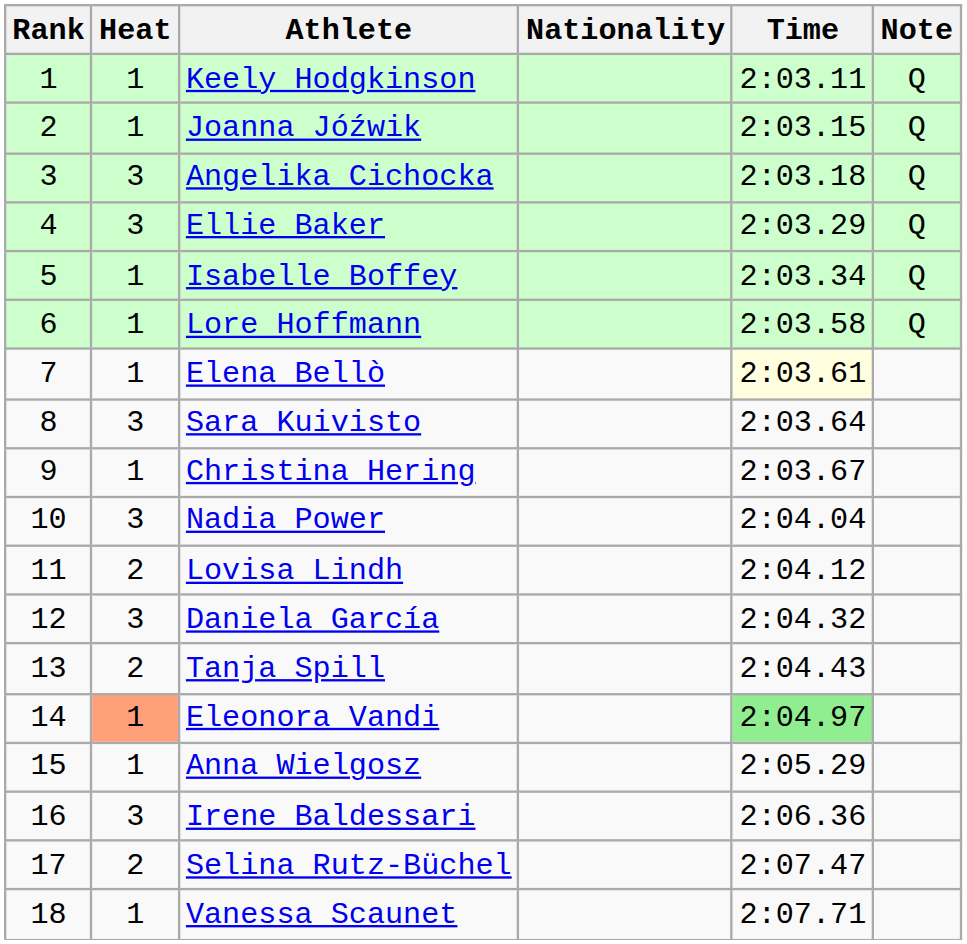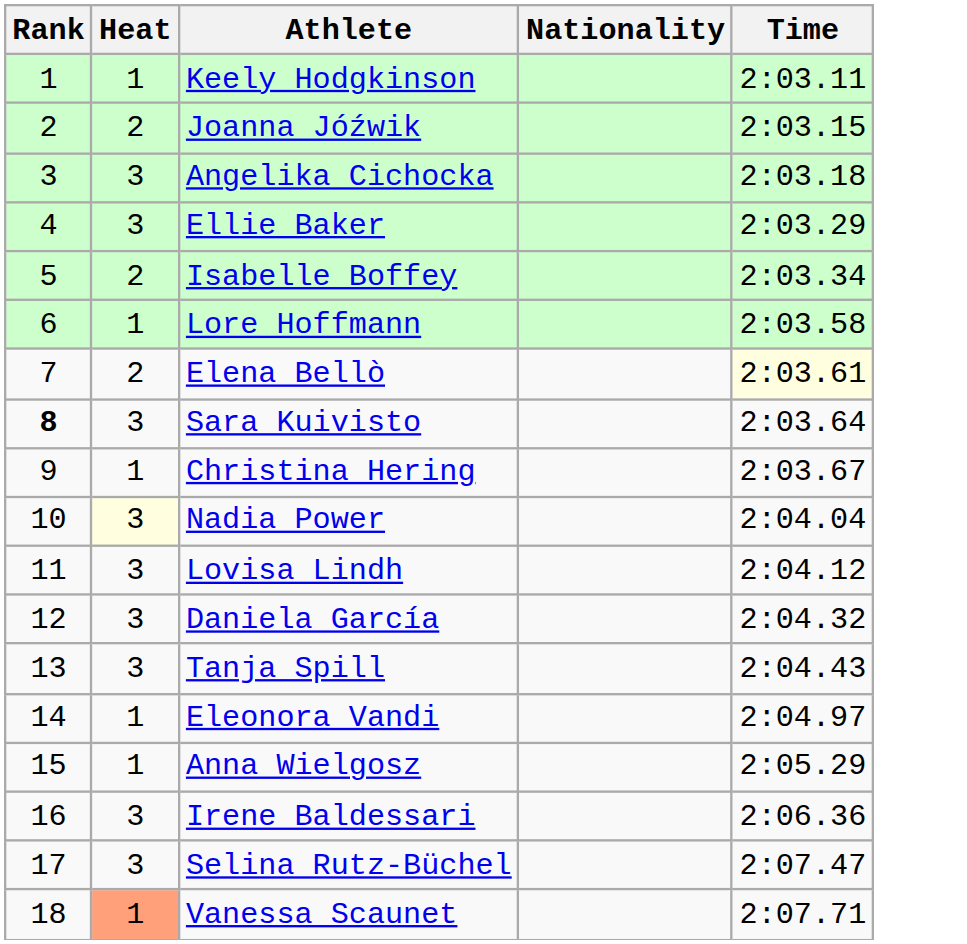- column: (917, 30)
(135, 128) 1 -> (135, 128) 2
(135, 276) 1 -> (135, 276) 2
(135, 374) 1 -> (135, 374) 2
(49, 423) normal -> (49, 423) bold
(135, 521) no background -> (135, 521) lightyellow background
(135, 570) 2 -> (135, 570) 3
(135, 669) 2 -> (135, 669) 3
(135, 718) lightsalmon background -> (135, 718) no background
(803, 718) lightgreen background -> (803, 718) no background
(135, 865) 2 -> (135, 865) 3
(135, 915) no background -> (135, 915) lightsalmon background
